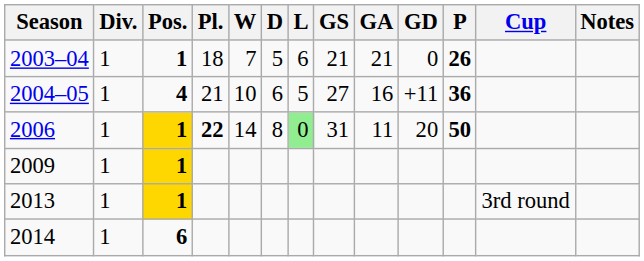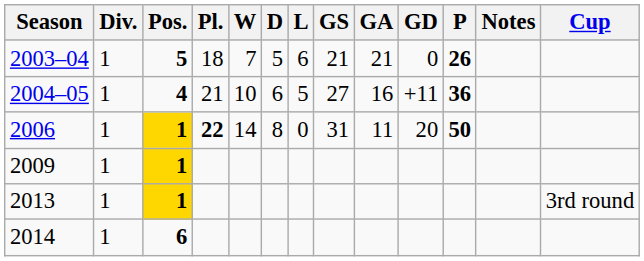columns swapped: (526, 22) <-> (607, 22)
(182, 58) 1 -> (182, 58) 5
(303, 129) lightgreen background -> (303, 129) no background
